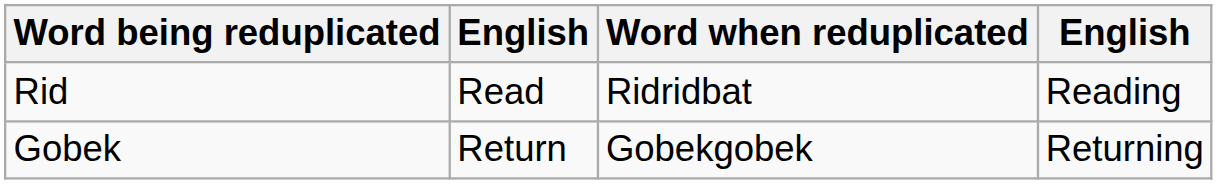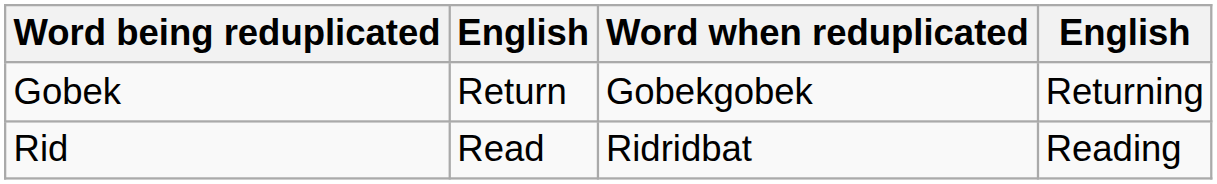rows swapped: (67, 149) <-> (41, 91)
